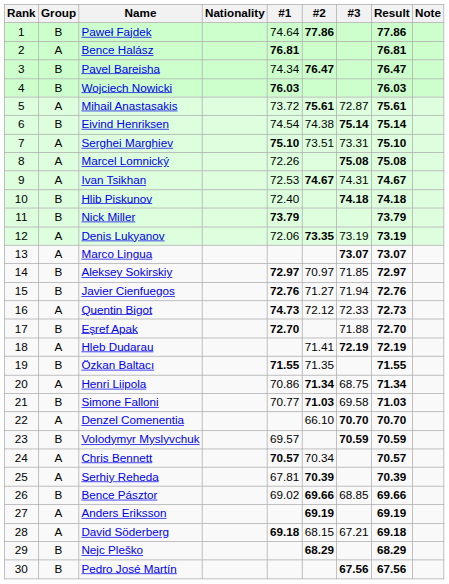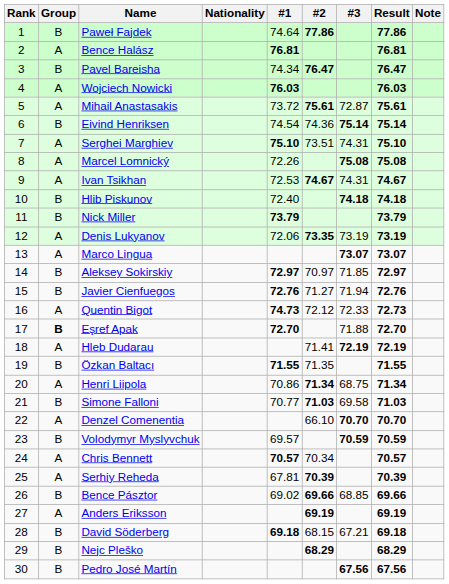(59, 87) B -> (59, 87) A
(319, 124) 74.38 -> (319, 124) 74.36
(354, 143) 73.31 -> (354, 143) 74.31
(59, 328) normal -> (59, 328) bold
(59, 532) A -> (59, 532) B
